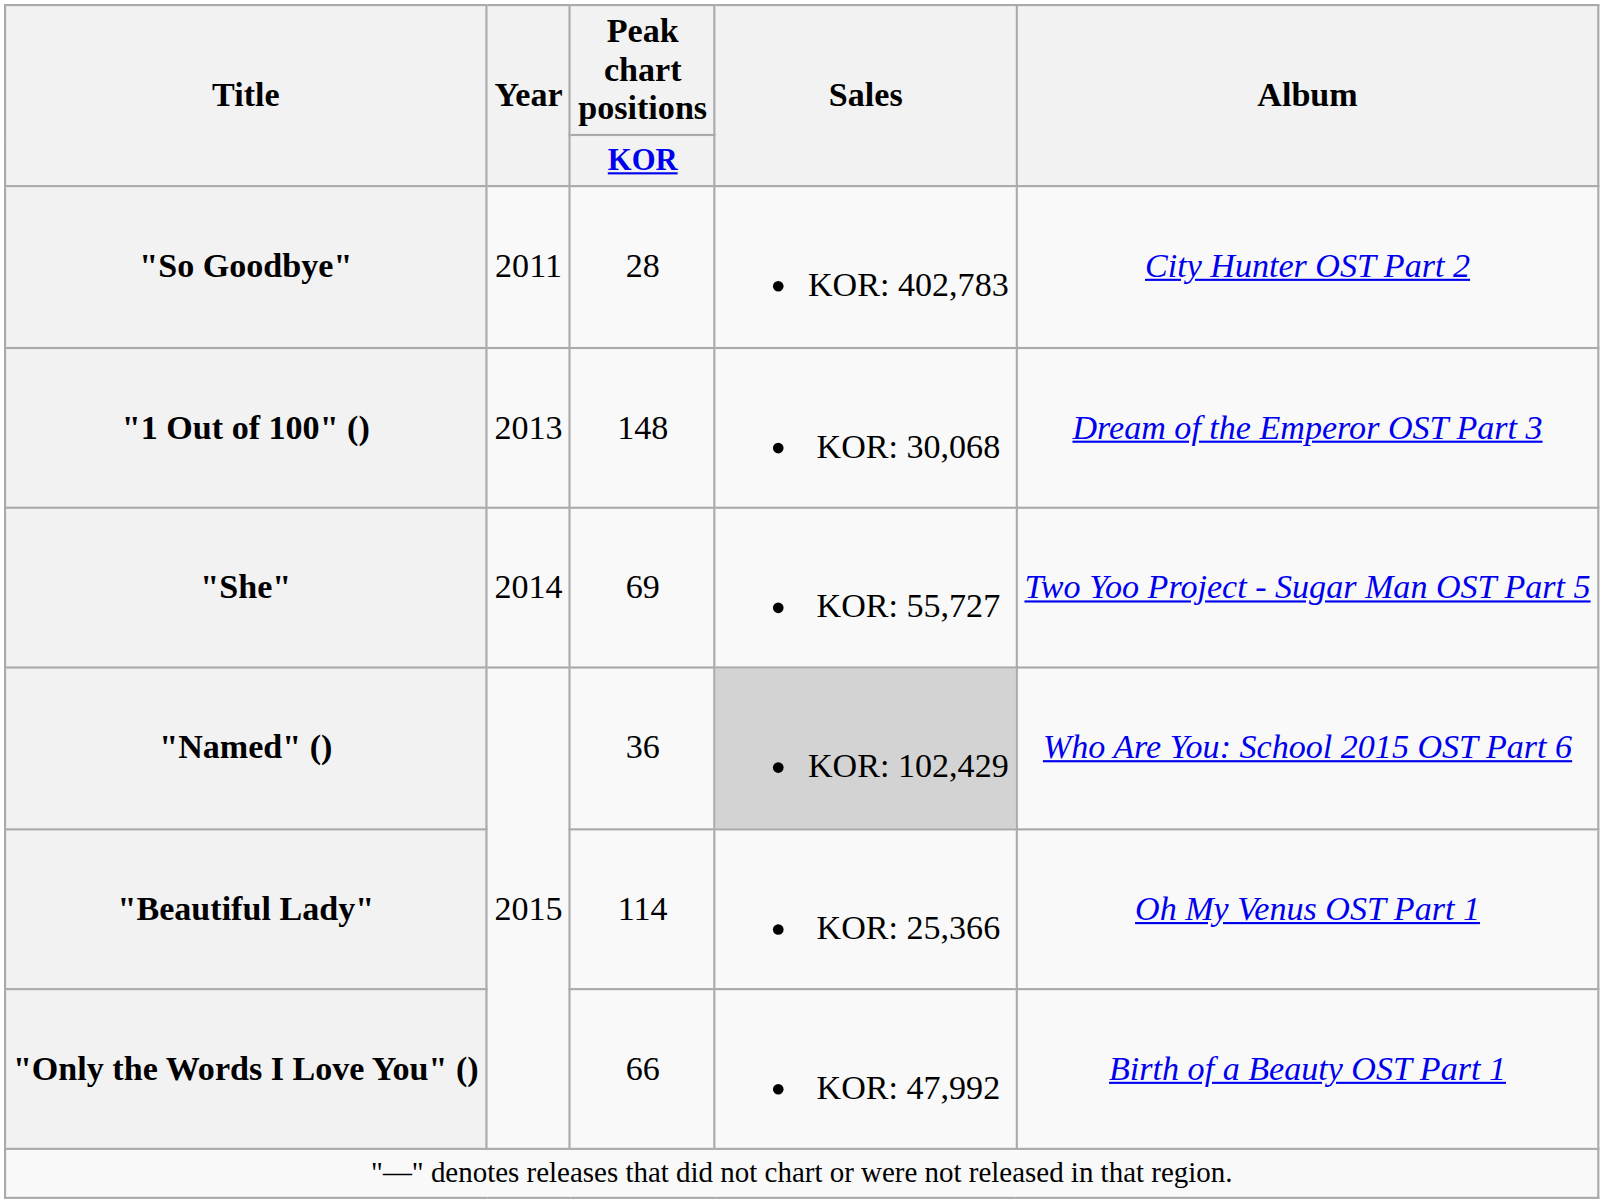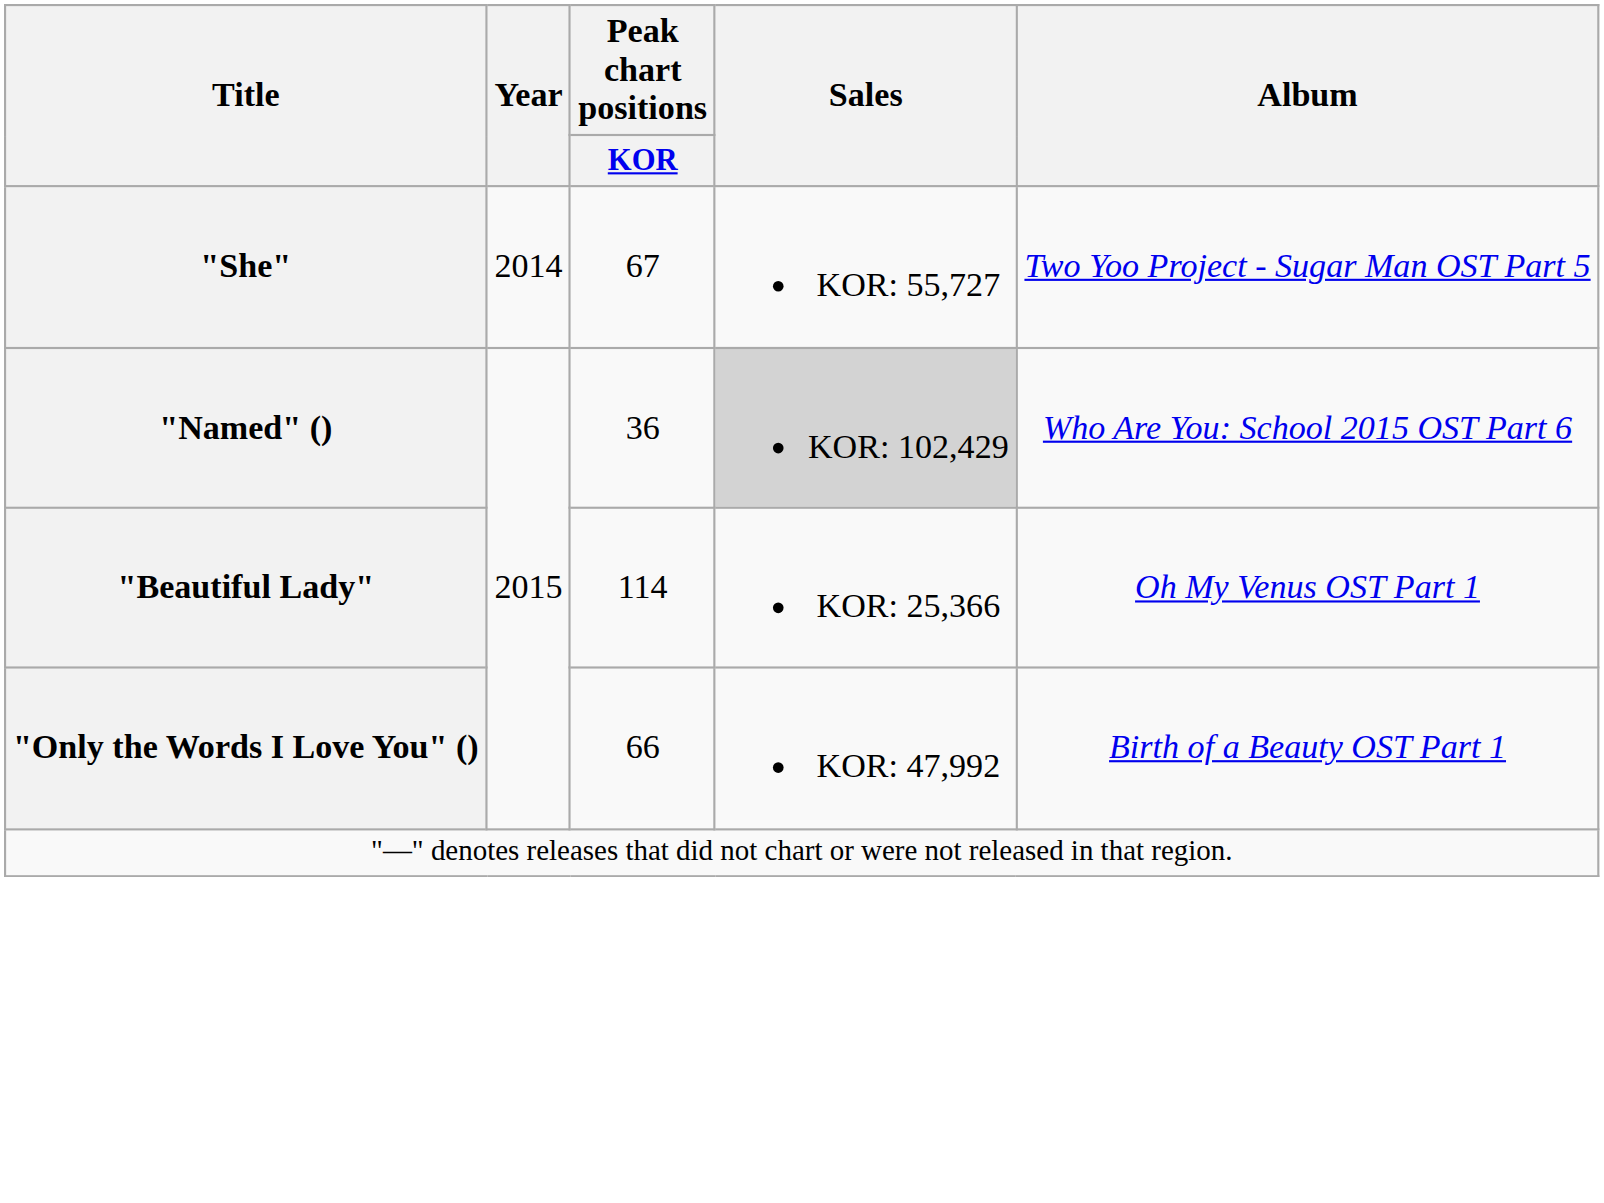- row: (246, 266)
- row: (246, 426)
(643, 587) 69 -> (643, 266) 67
